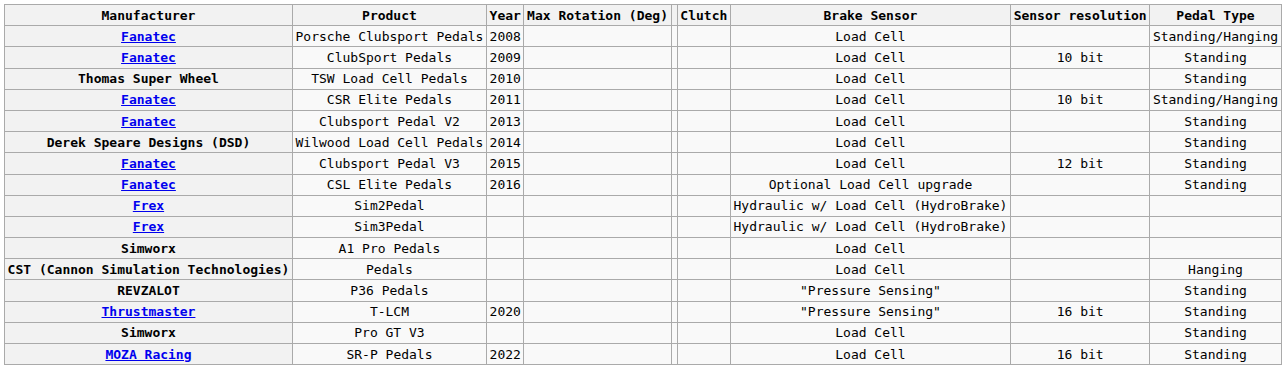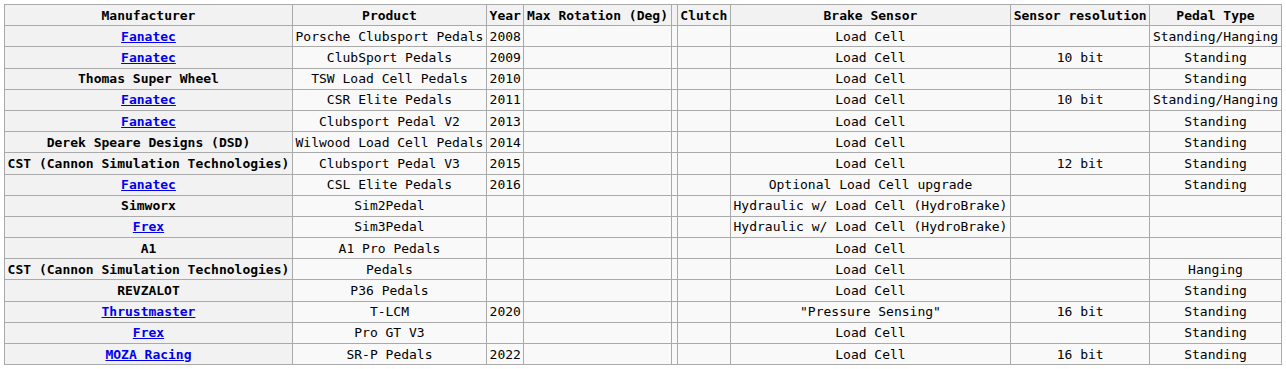(148, 163) Fanatec -> (148, 163) CST (Cannon Simulation Technologies)
(148, 206) Frex -> (148, 206) Simworx
(148, 248) Simworx -> (148, 248) A1
(870, 291) "Pressure Sensing" -> (870, 291) Load Cell
(148, 333) Simworx -> (148, 333) Frex
